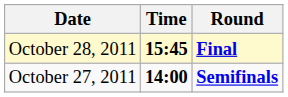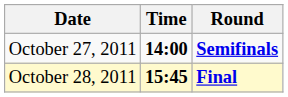rows swapped: (73, 77) <-> (73, 48)
